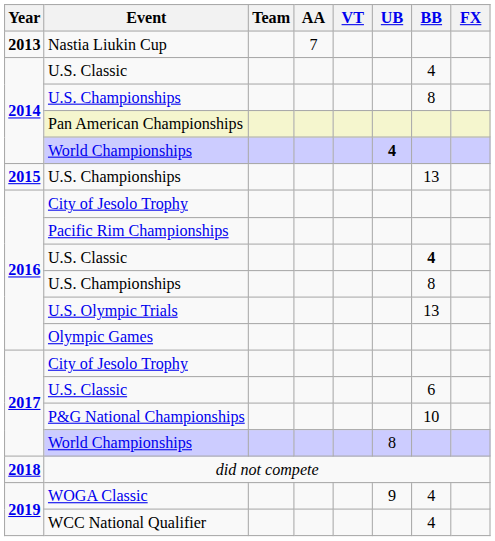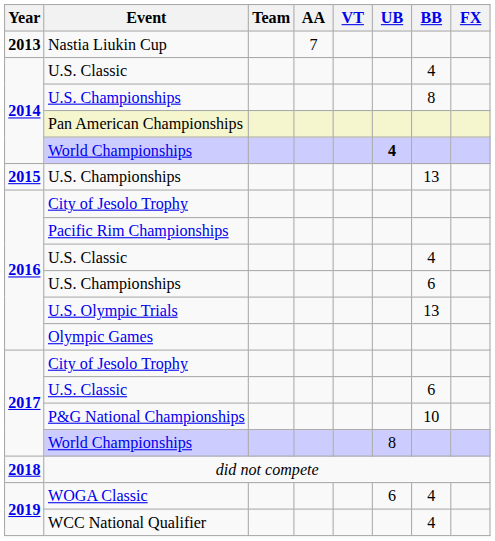(431, 257) bold -> (431, 257) normal
(431, 283) 8 -> (431, 283) 6
(392, 496) 9 -> (392, 496) 6
